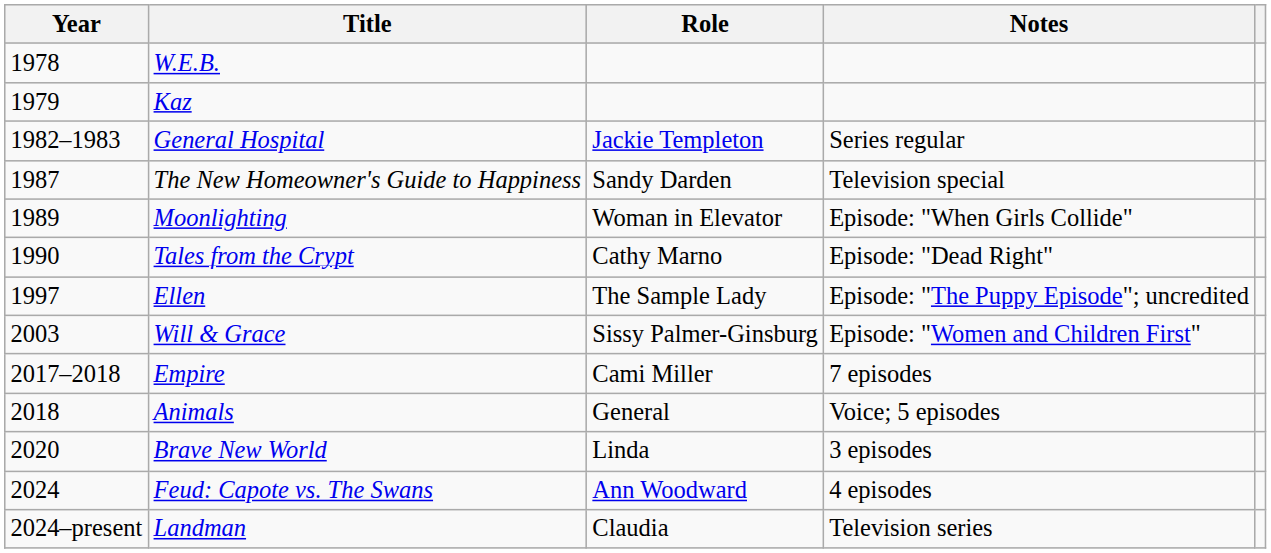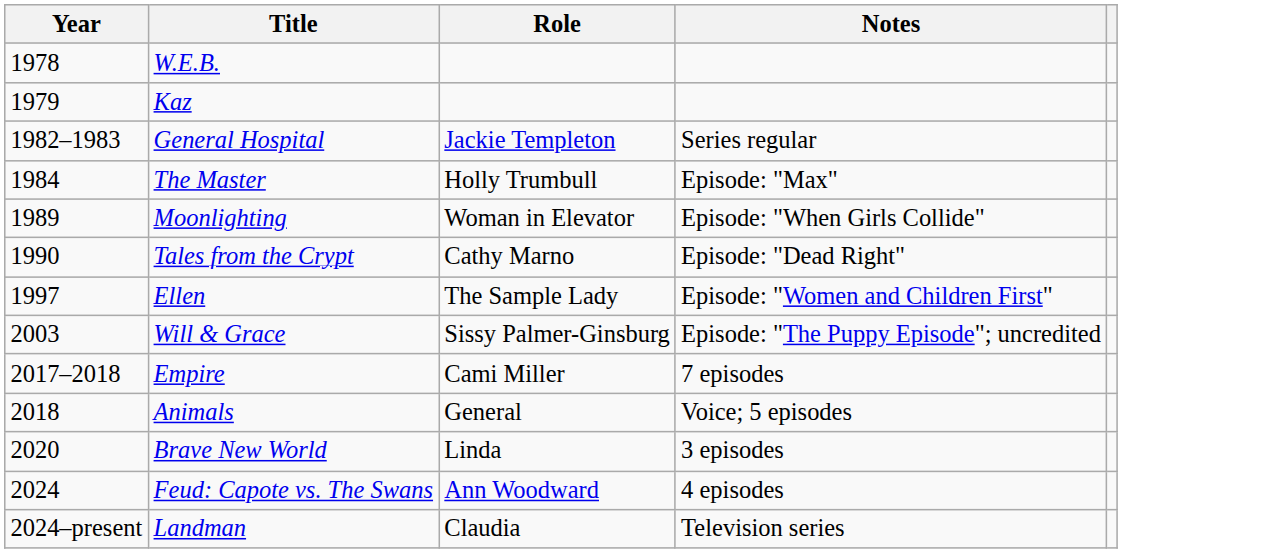+ row: (210, 179)
- row: (367, 179)
(1039, 295) Episode: "The Puppy Episode"; uncredited -> (867, 295) Episode: "Women and Children First"
(1015, 334) Episode: "Women and Children First" -> (891, 334) Episode: "The Puppy Episode"; uncredited
